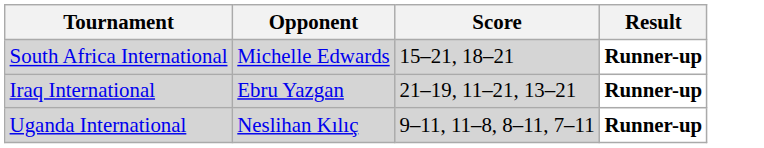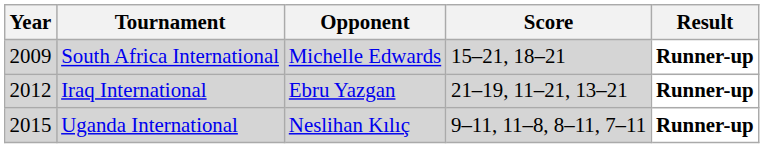+ column: (30, 22)
